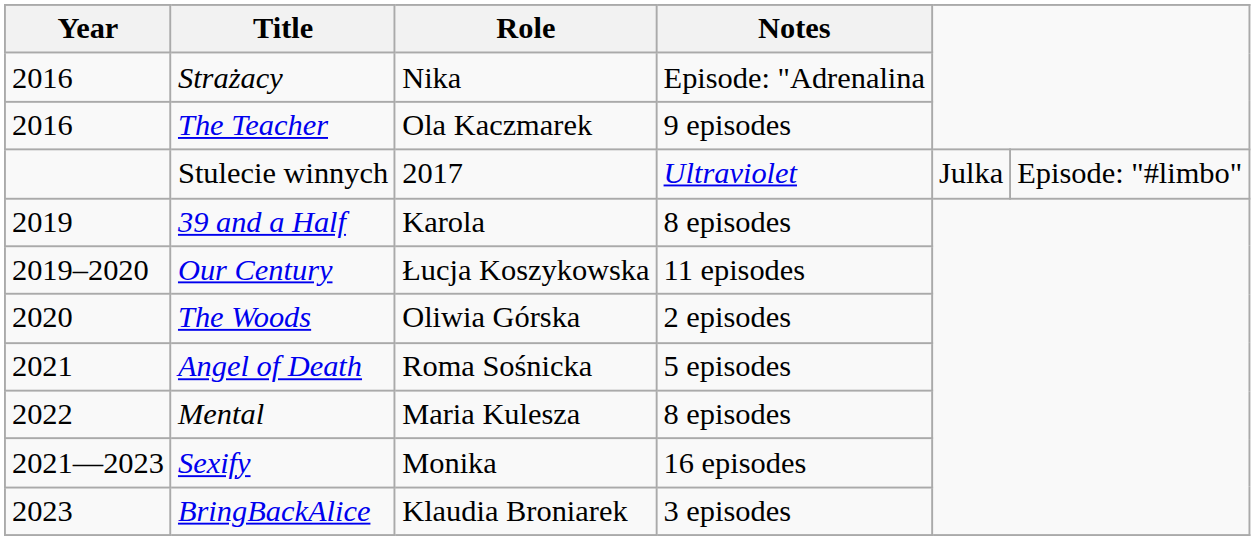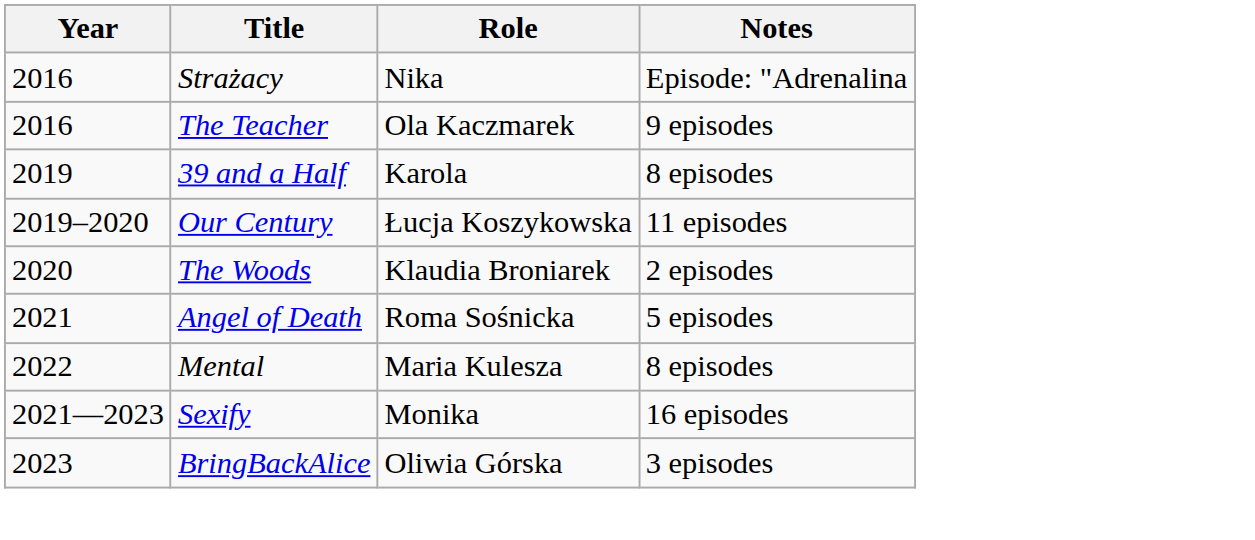- row: (283, 173)
(491, 317) Oliwia Górska -> (497, 269) Klaudia Broniarek
(515, 510) Klaudia Broniarek -> (474, 462) Oliwia Górska
